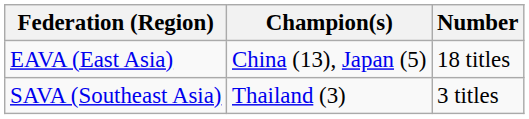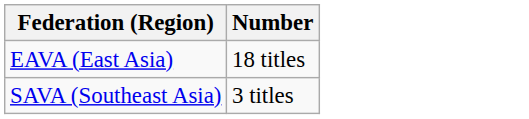- column: (329, 22)
